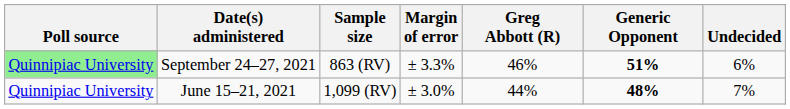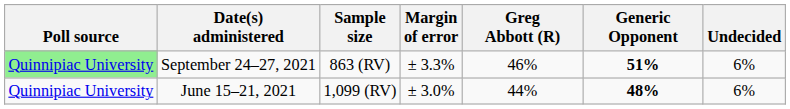(744, 91) 7% -> (744, 91) 6%
